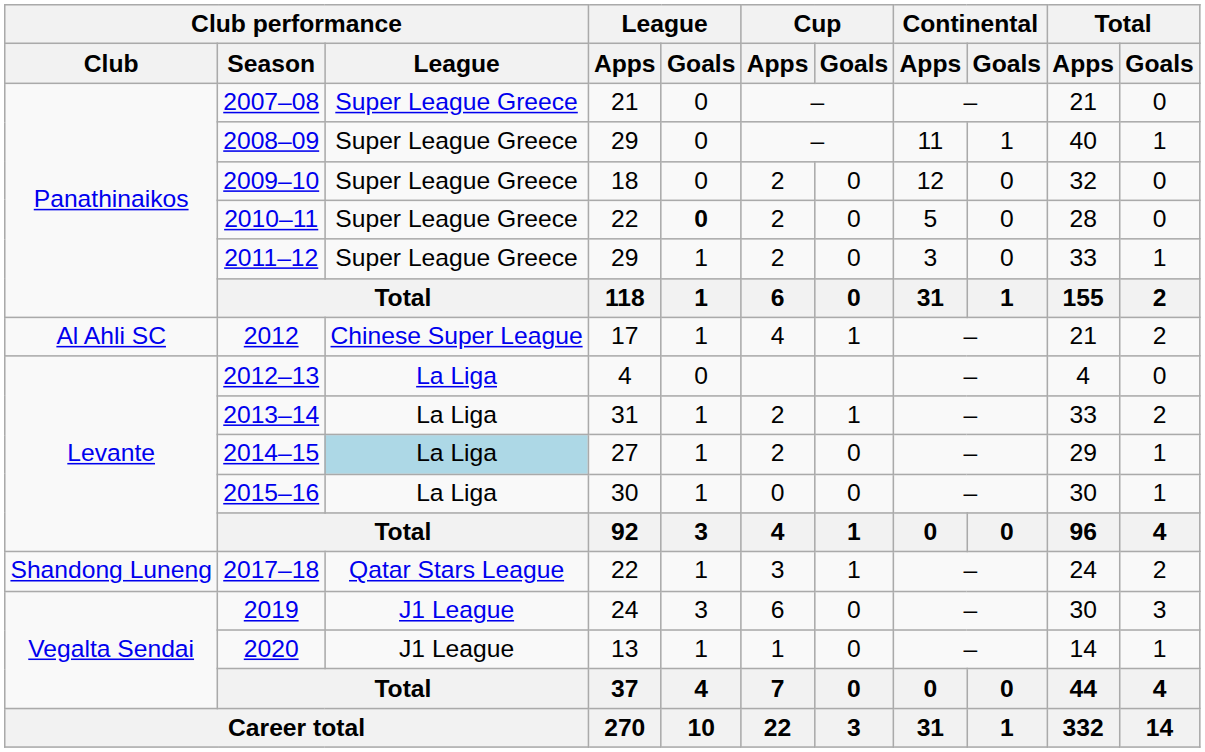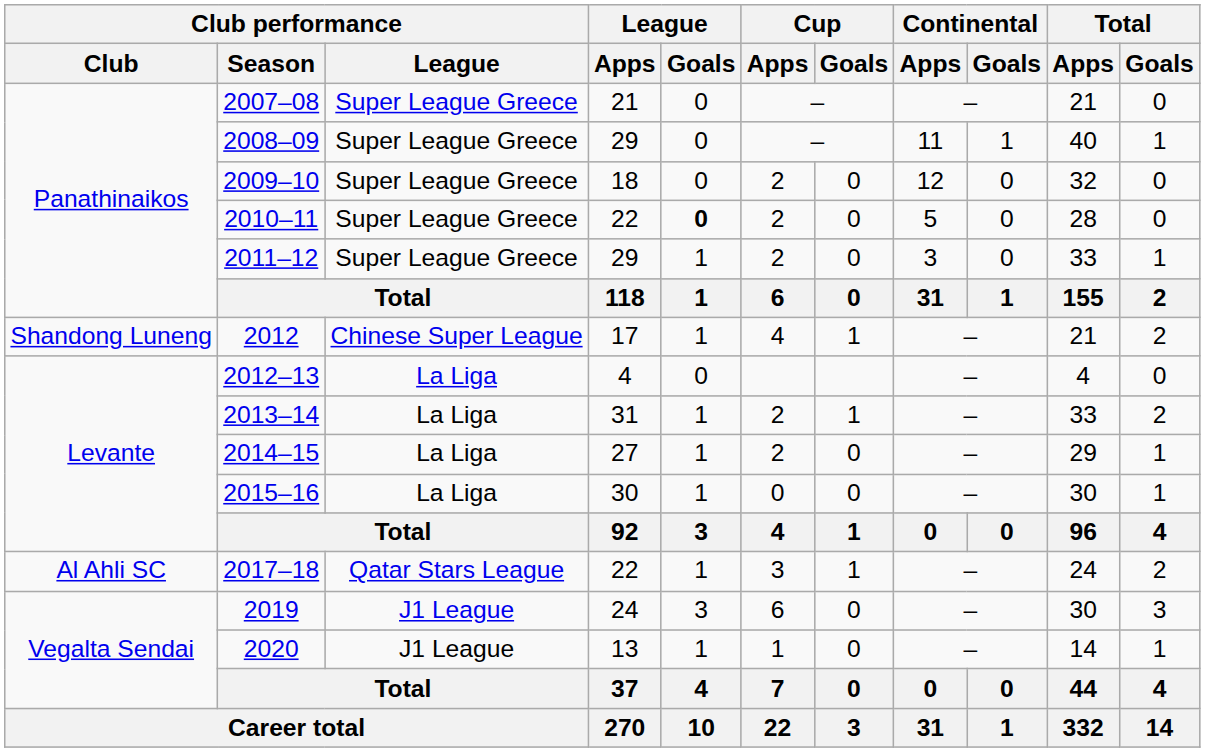(111, 336) Al Ahli SC -> (111, 336) Shandong Luneng
(457, 453) lightblue background -> (457, 453) no background
(111, 571) Shandong Luneng -> (111, 571) Al Ahli SC
